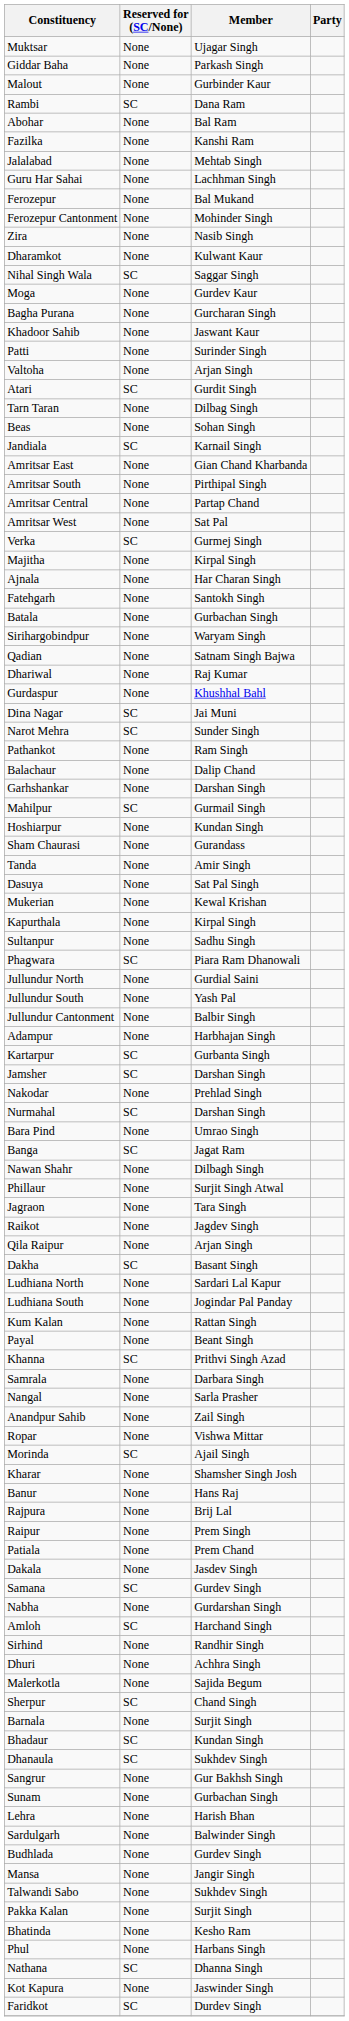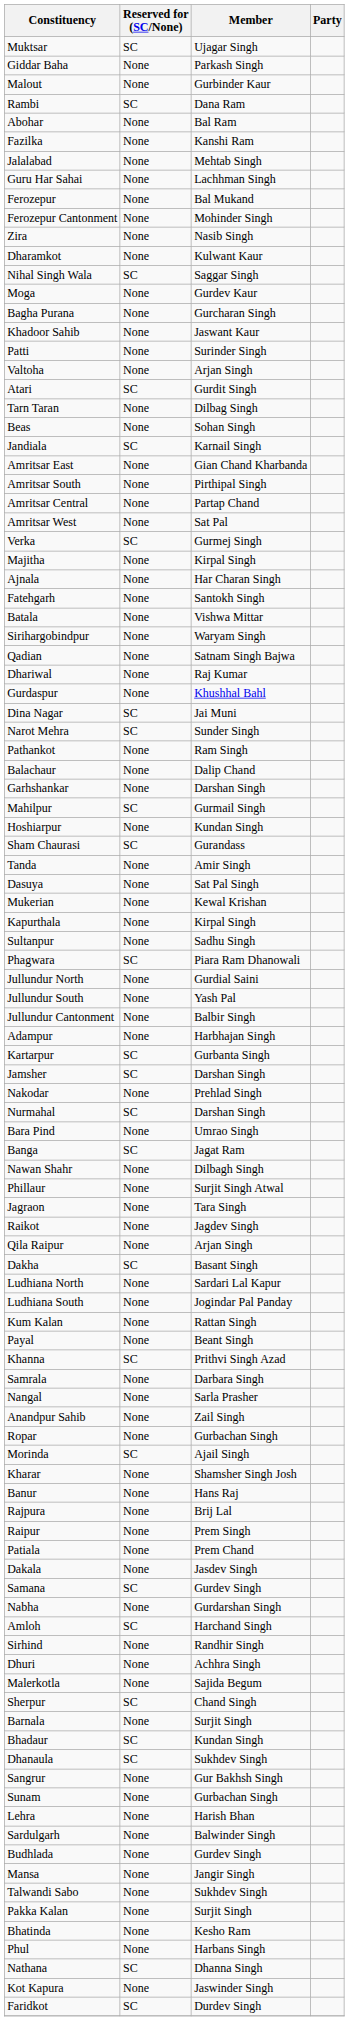(136, 46) None -> (130, 46) SC
(236, 617) Gurbachan Singh -> (229, 617) Vishwa Mittar
(136, 845) None -> (130, 845) SC
(229, 1435) Vishwa Mittar -> (236, 1435) Gurbachan Singh
